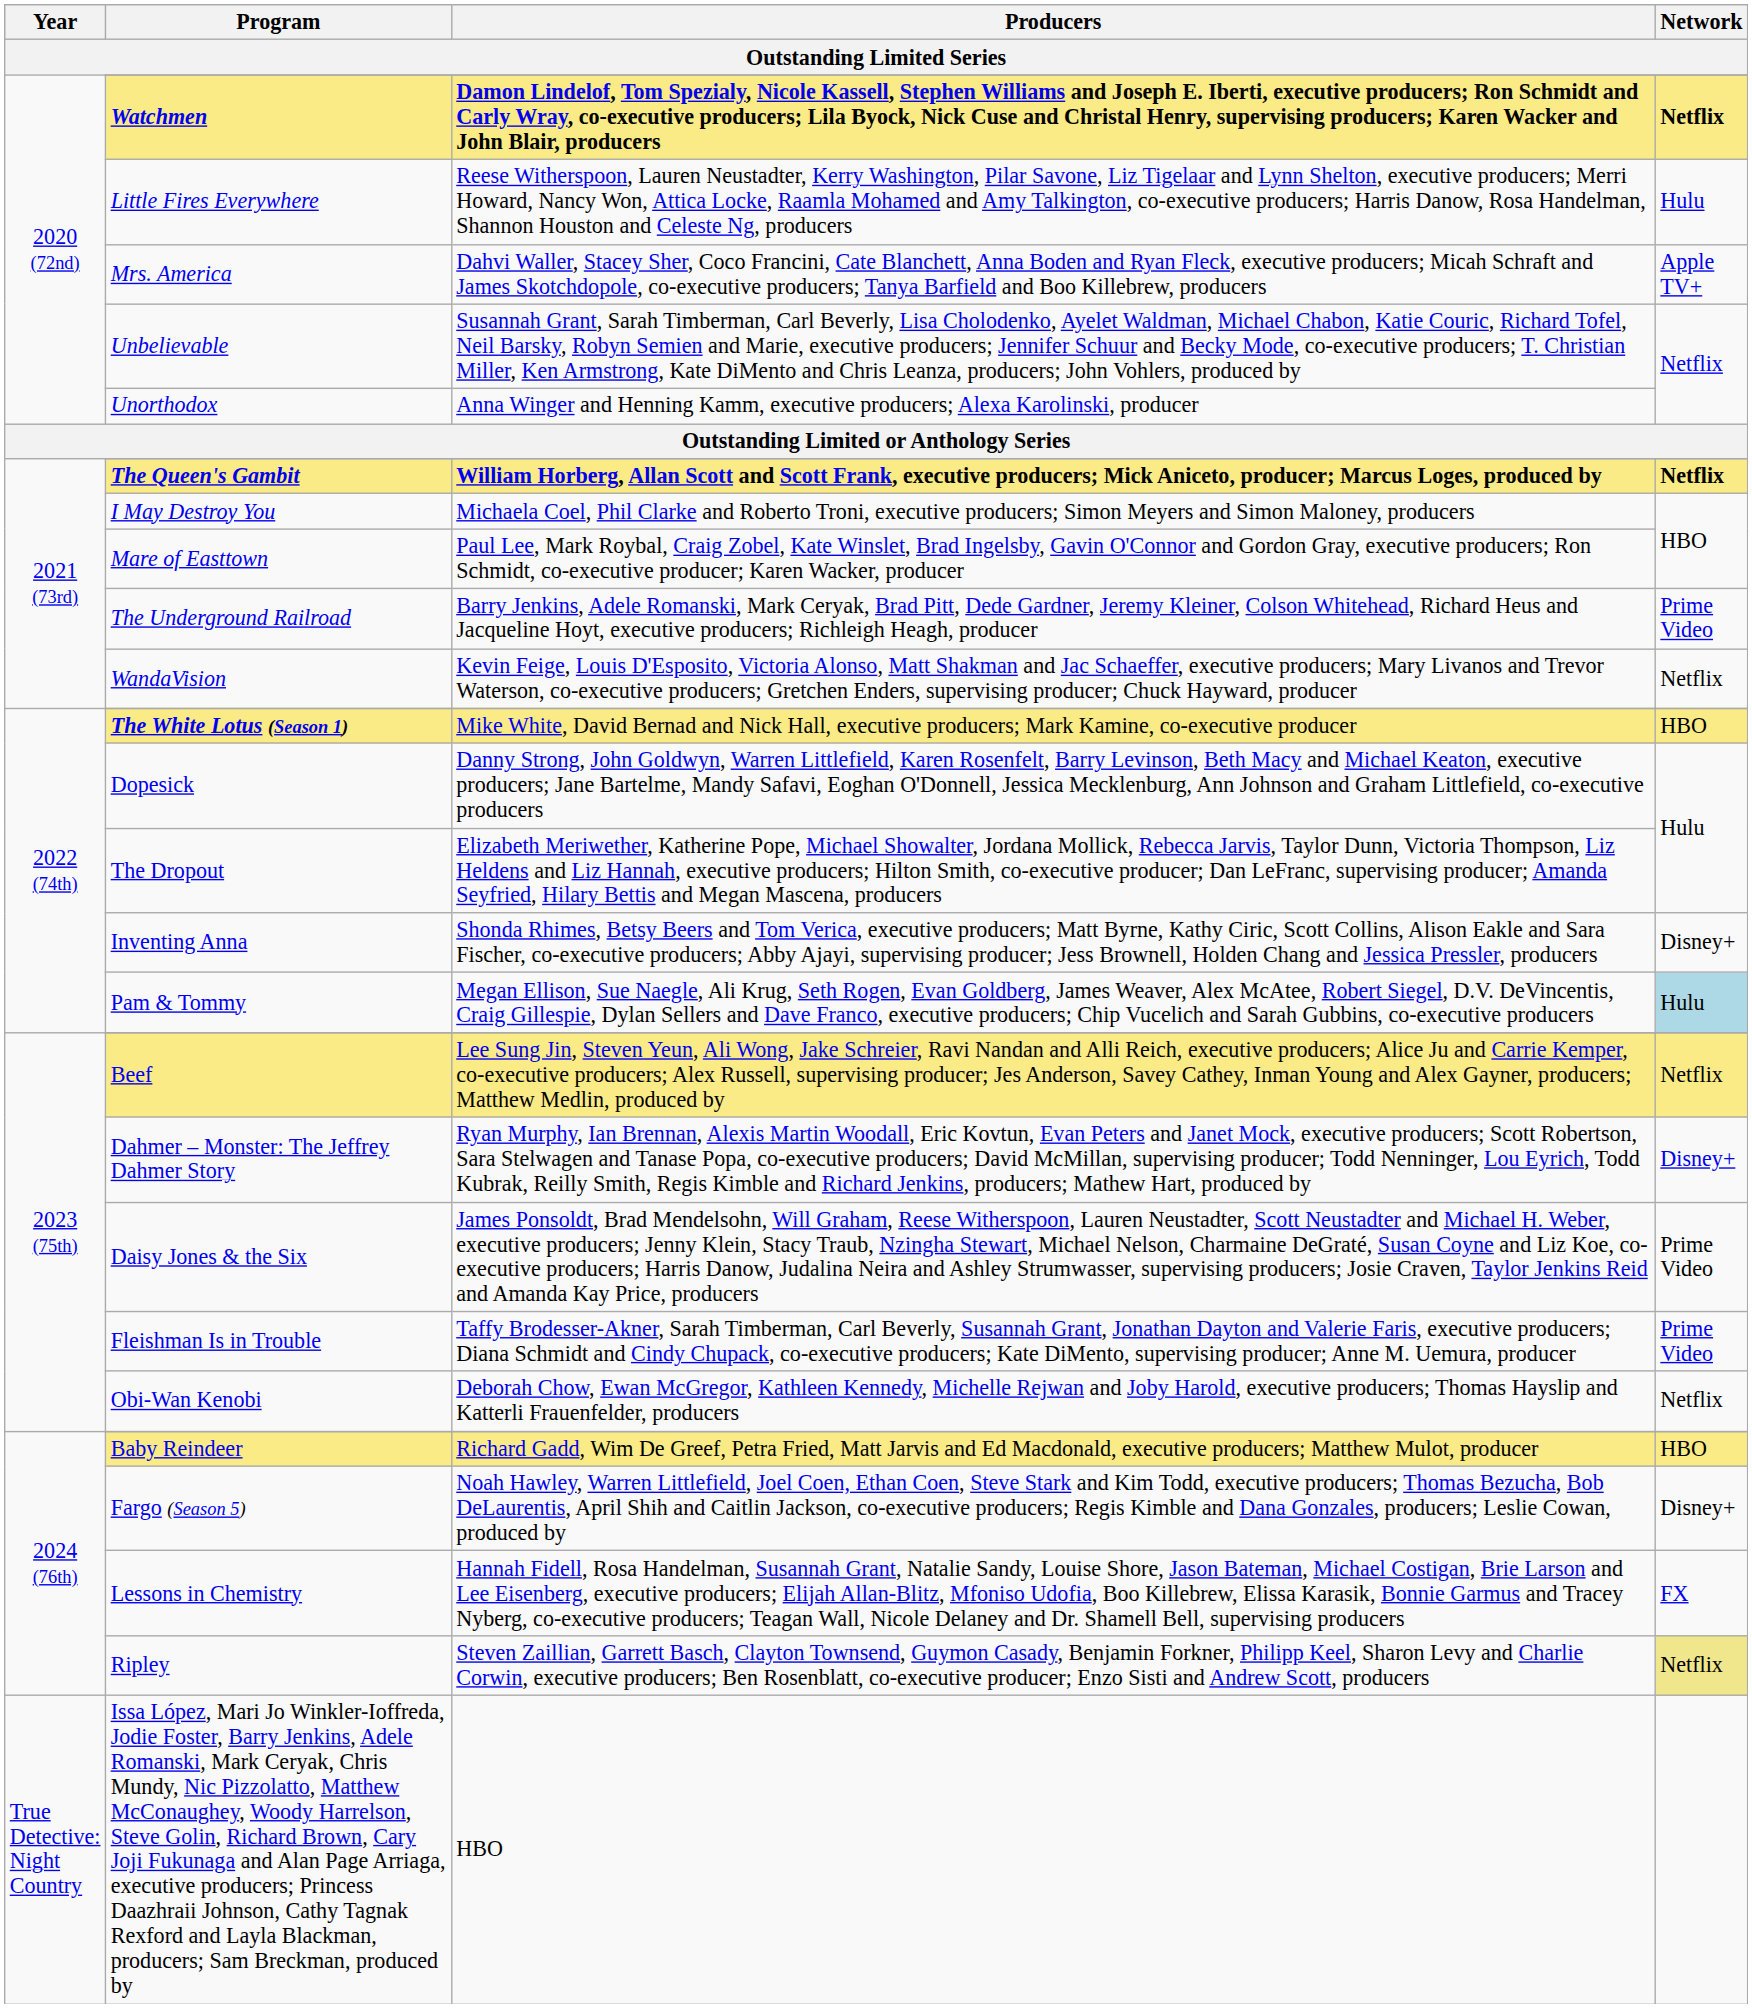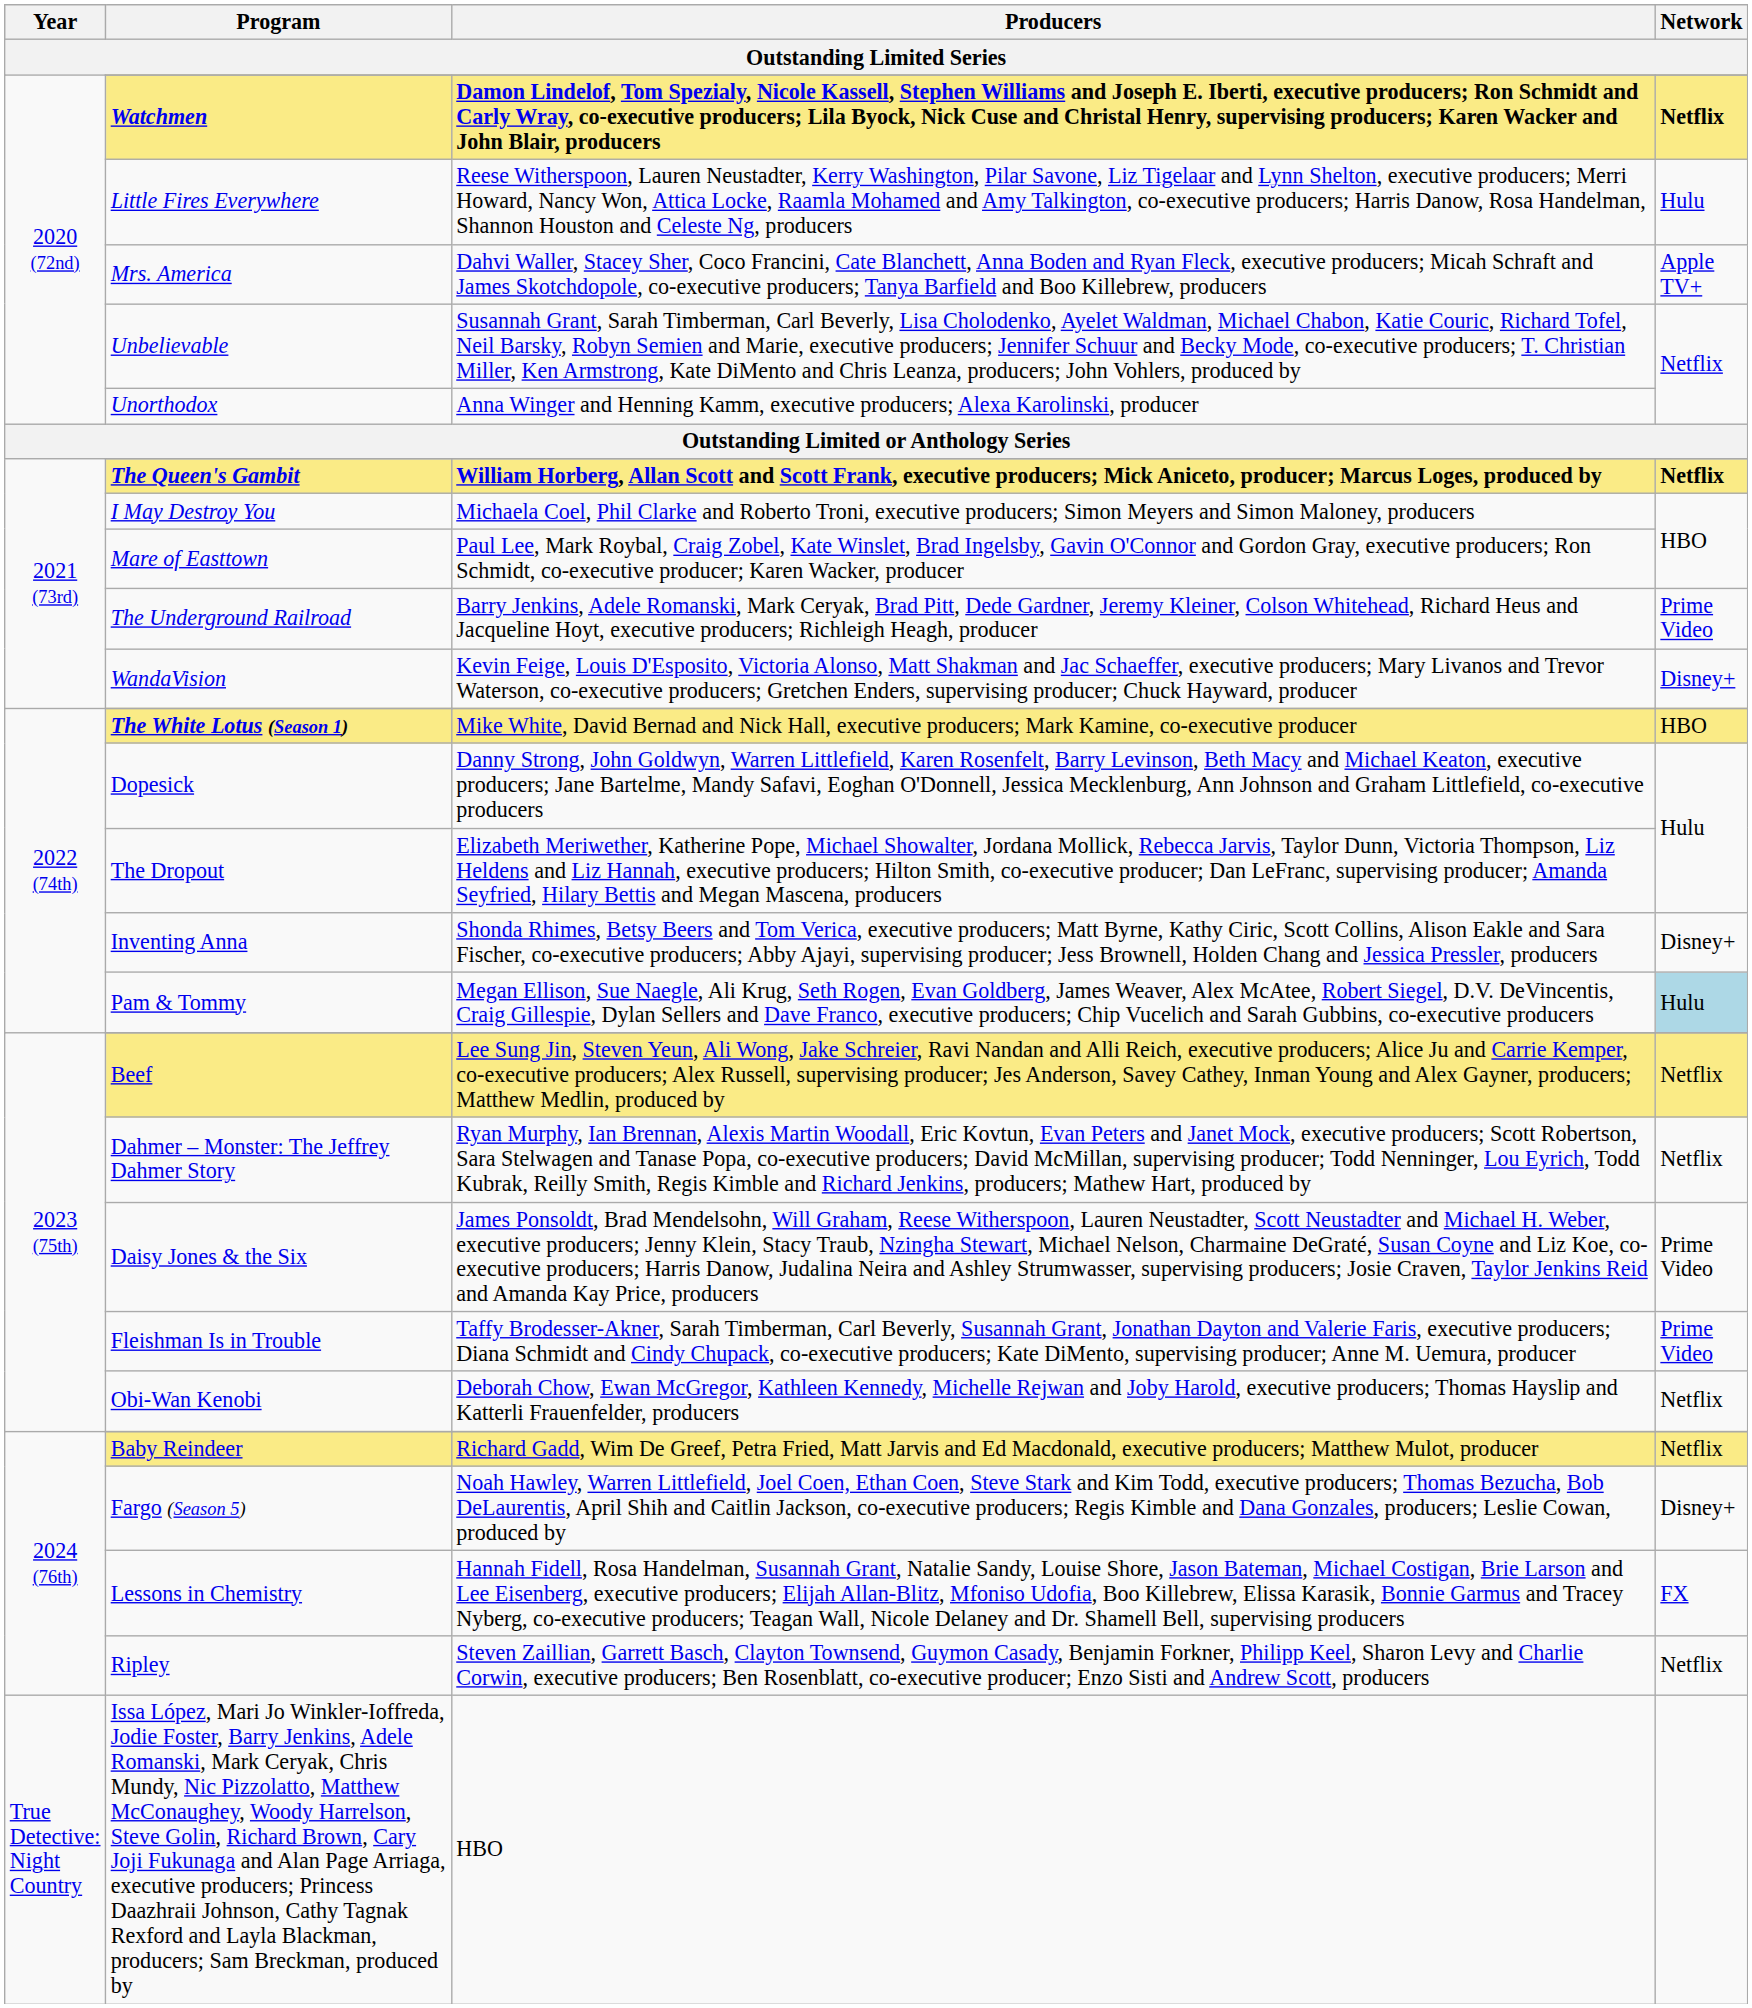(1692, 678) Netflix -> (1698, 678) Disney+
(1698, 1159) Disney+ -> (1692, 1159) Netflix
(1684, 1448) HBO -> (1692, 1448) Netflix
(1692, 1665) khaki background -> (1692, 1665) no background
